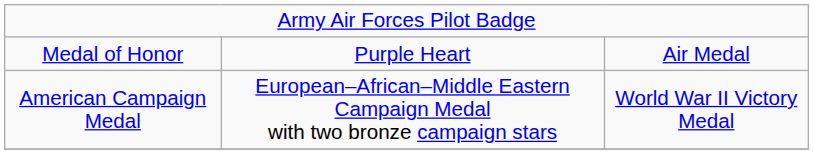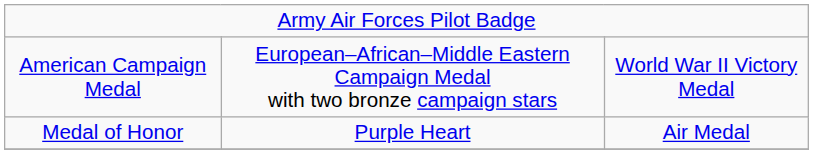rows swapped: (113, 53) <-> (113, 109)
